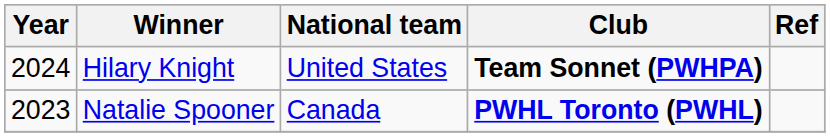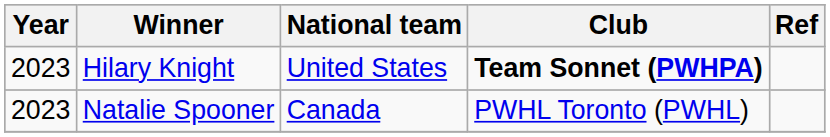(41, 68) 2024 -> (41, 68) 2023
(618, 110) bold -> (612, 110) normal
